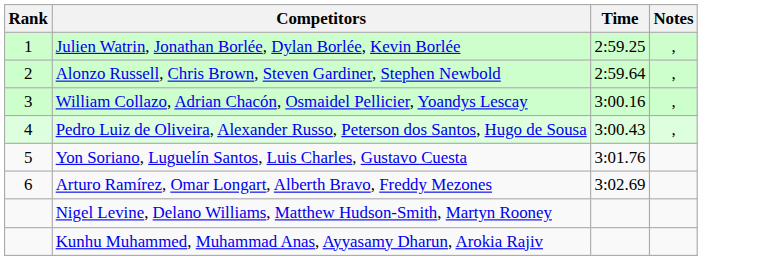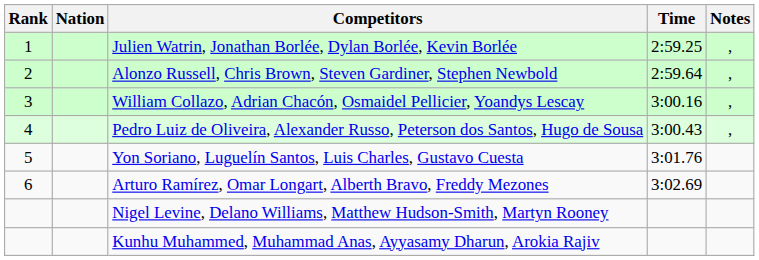+ column: (80, 18)
